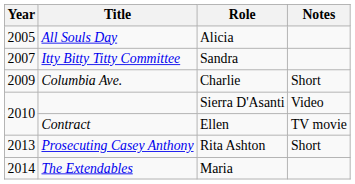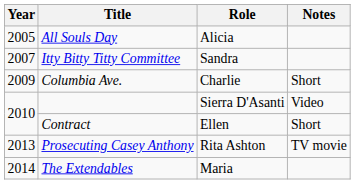(319, 124) TV movie -> (306, 124) Short
(306, 146) Short -> (319, 146) TV movie
